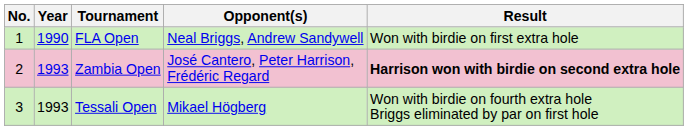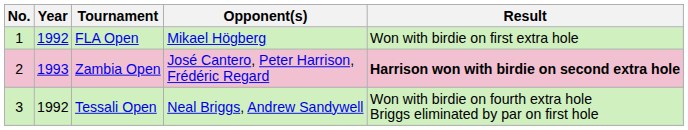(53, 38) 1990 -> (53, 38) 1992
(265, 38) Neal Briggs, Andrew Sandywell -> (217, 38) Mikael Högberg
(53, 107) 1993 -> (53, 107) 1992
(217, 107) Mikael Högberg -> (265, 107) Neal Briggs, Andrew Sandywell
